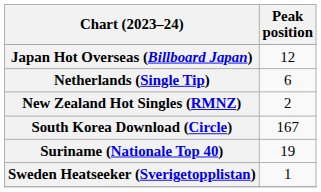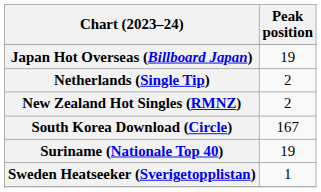(288, 56) 12 -> (288, 56) 19
(288, 80) 6 -> (288, 80) 2
